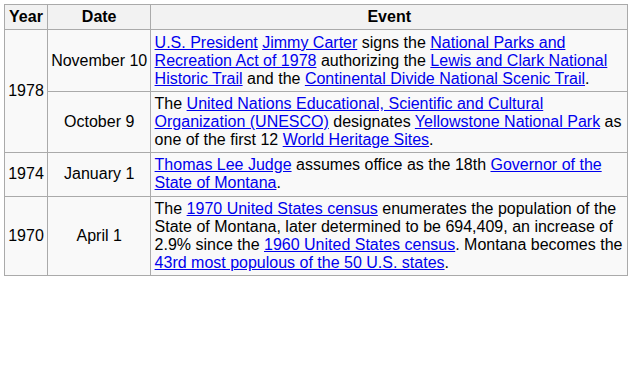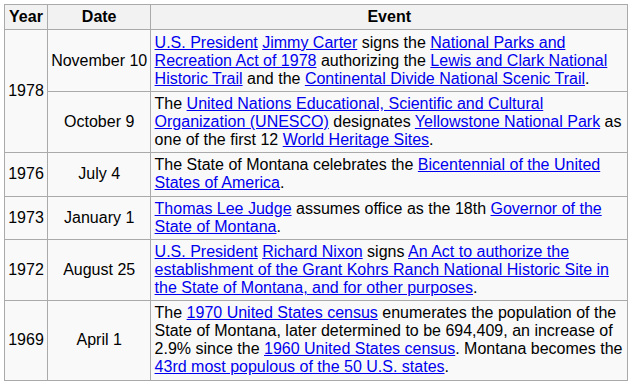+ row: (99, 174)
(26, 174) 1974 -> (26, 217) 1973
+ row: (99, 270)
(26, 235) 1970 -> (26, 340) 1969
